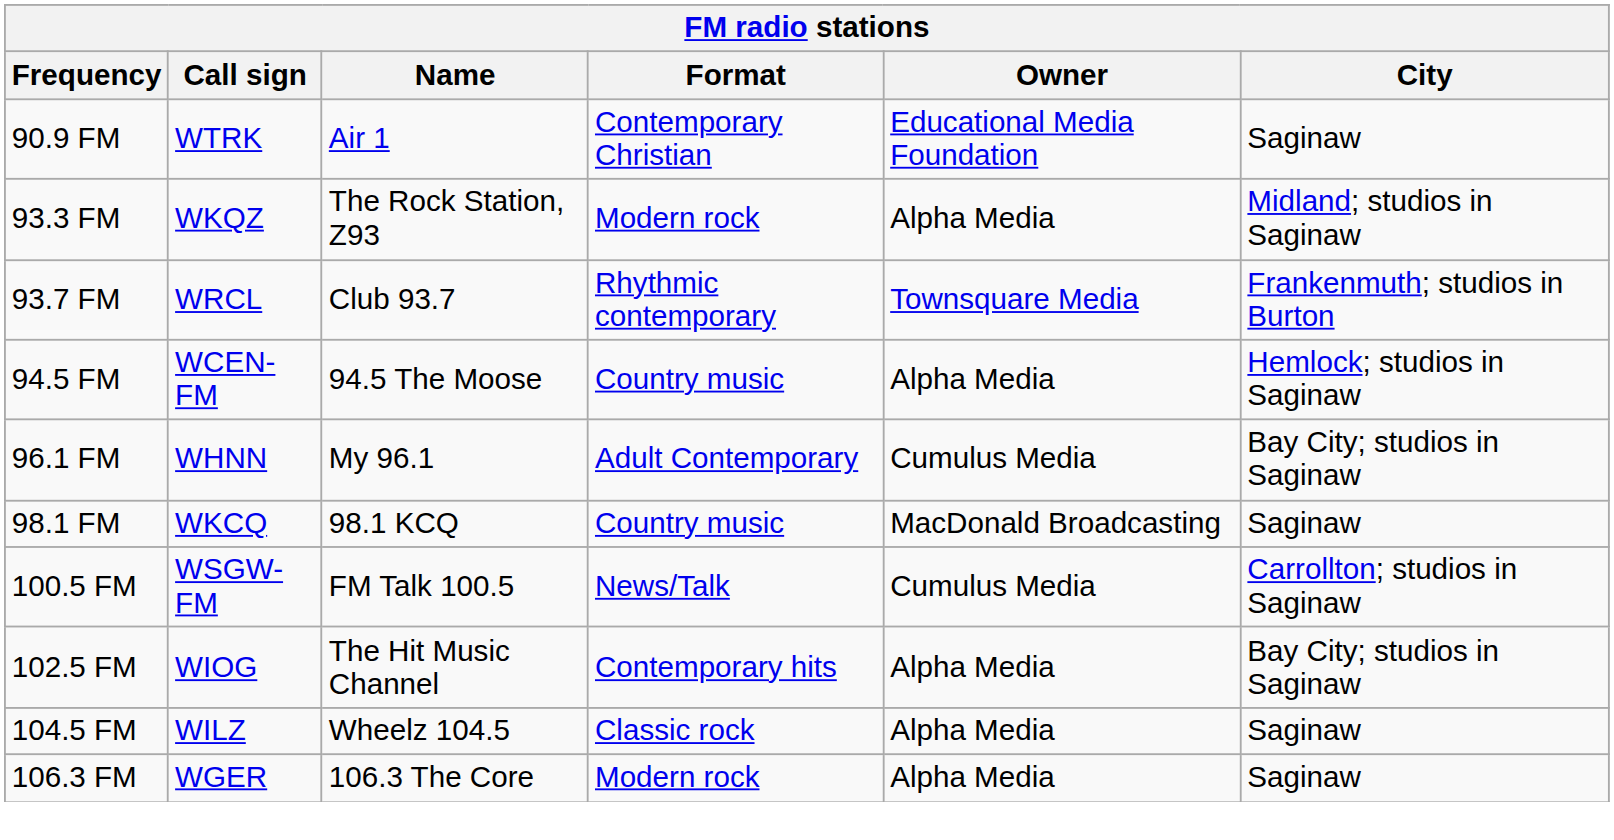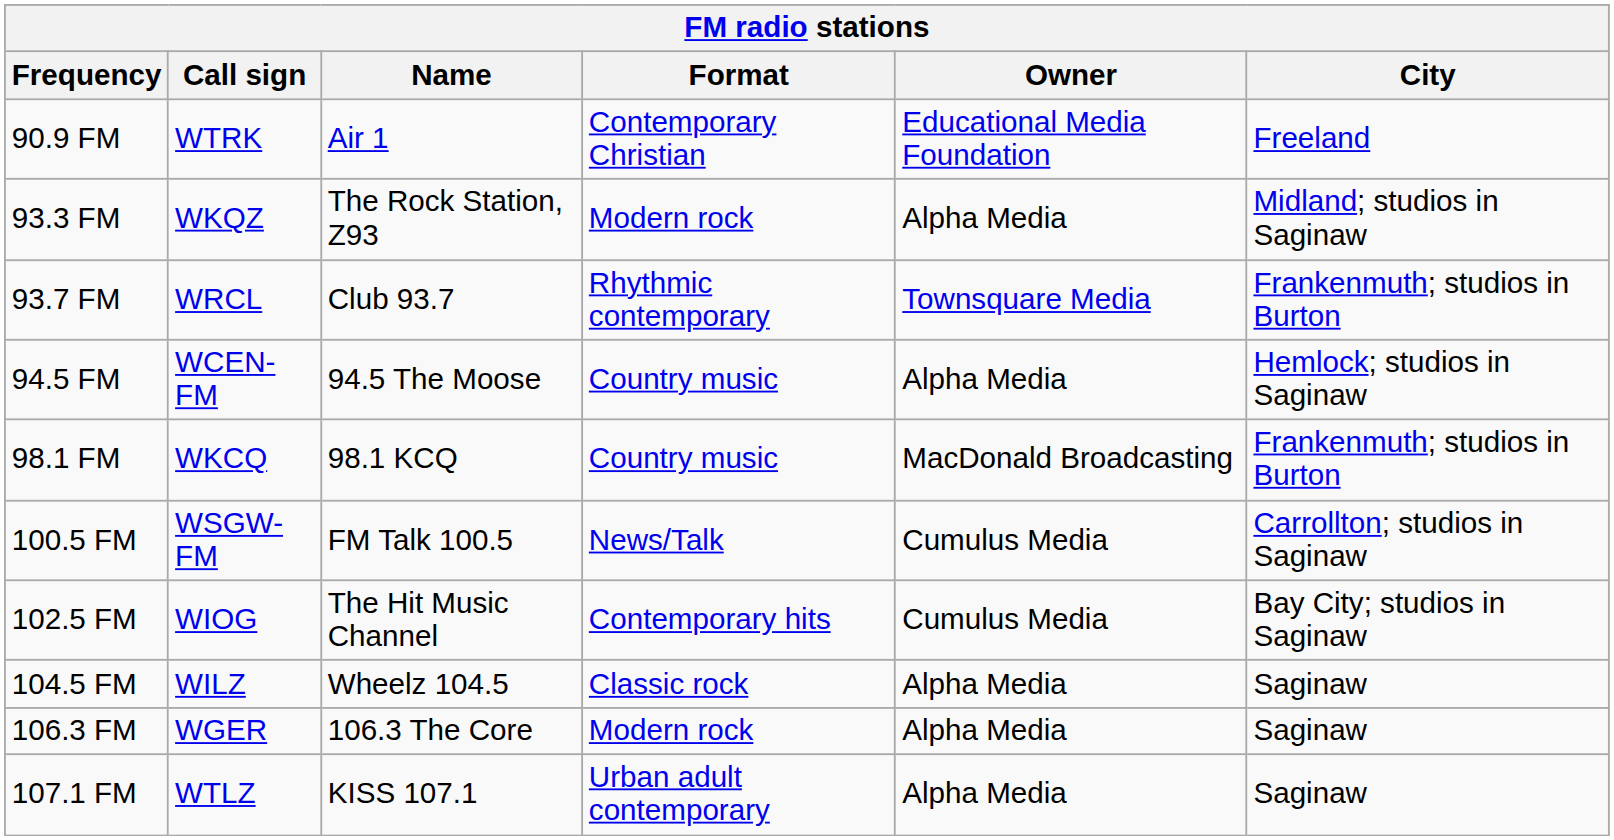(1304, 138) Saginaw -> (1312, 138) Freeland
- row: (66, 459)
(1304, 523) Saginaw -> (1411, 459) Frankenmuth; studios in Burton
(972, 666) Alpha Media -> (1005, 619) Cumulus Media
+ row: (74, 794)
